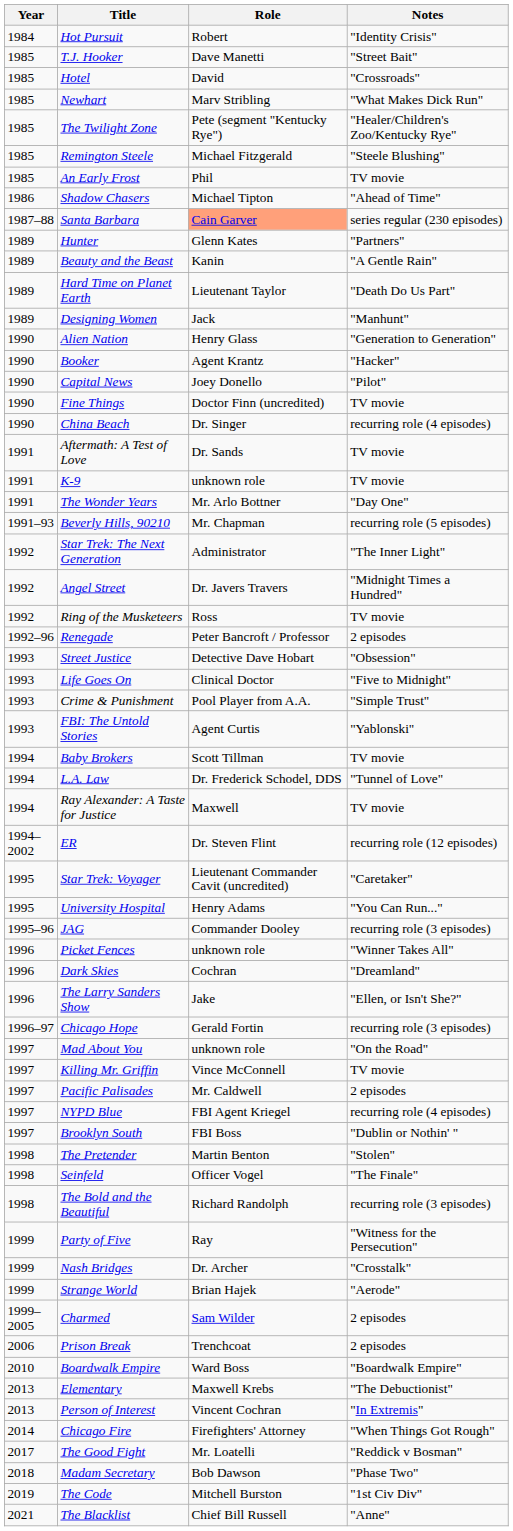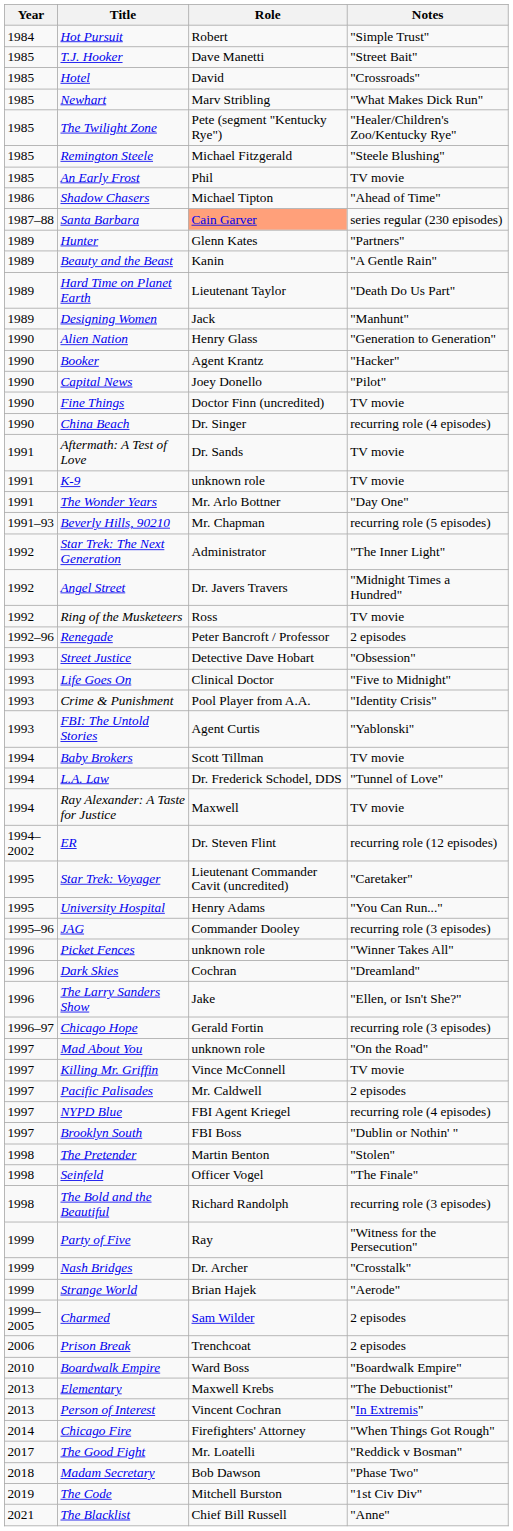(393, 36) "Identity Crisis" -> (390, 36) "Simple Trust"
(390, 700) "Simple Trust" -> (393, 700) "Identity Crisis"
